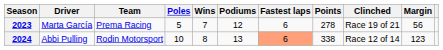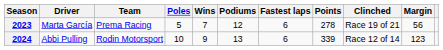(205, 38) 8 -> (205, 38) 9
(285, 38) lightsalmon background -> (285, 38) no background
(328, 38) 338 -> (328, 38) 339
